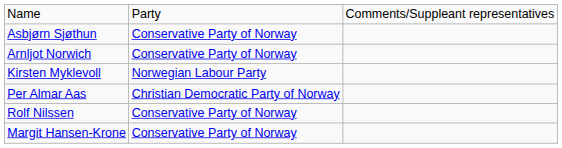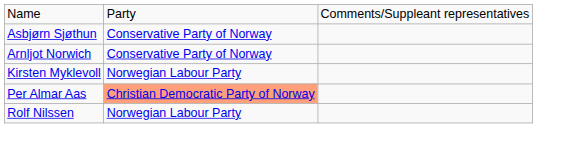(236, 93) no background -> (211, 93) lightsalmon background
(214, 113) Conservative Party of Norway -> (174, 113) Norwegian Labour Party
- row: (67, 133)
